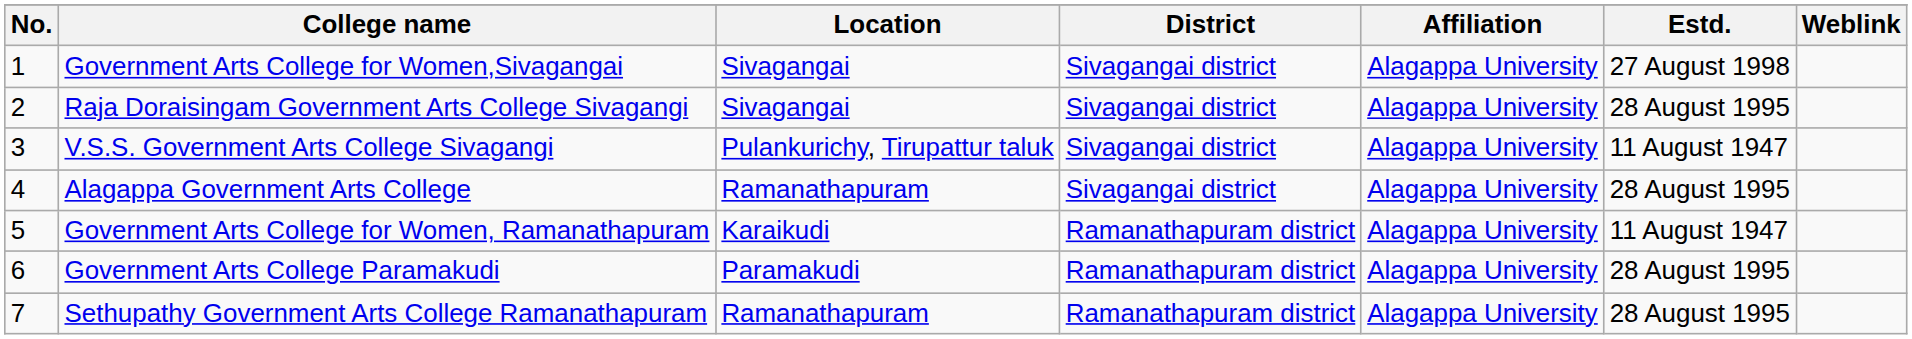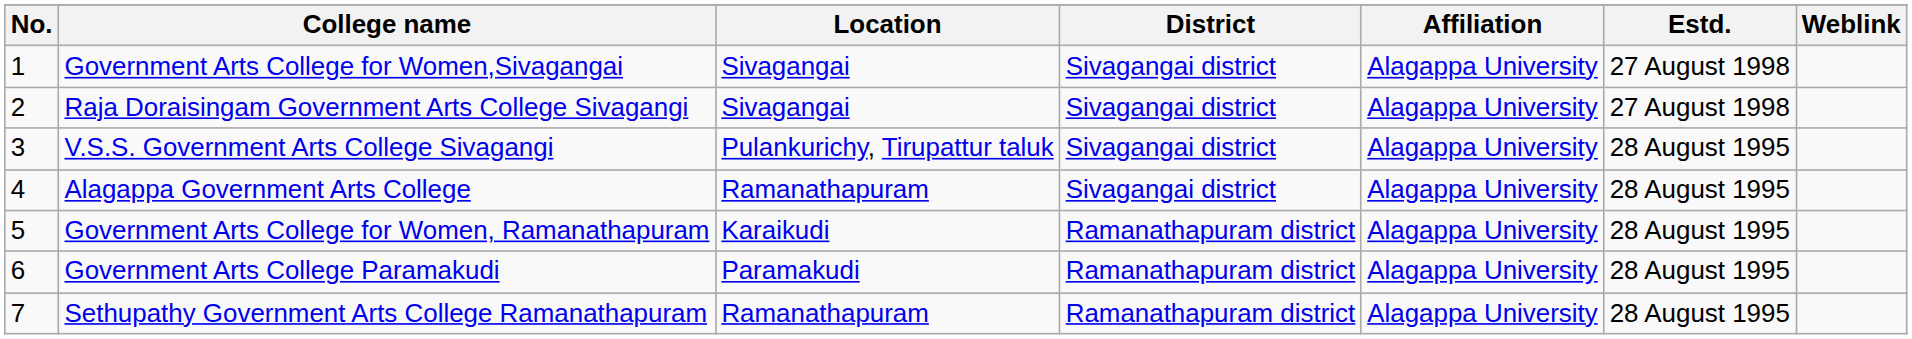(1700, 107) 28 August 1995 -> (1700, 107) 27 August 1998
(1699, 148) 11 August 1947 -> (1700, 148) 28 August 1995
(1699, 230) 11 August 1947 -> (1700, 230) 28 August 1995
